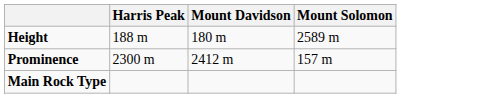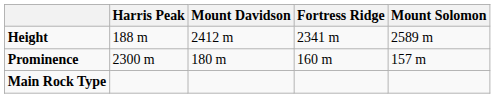+ column: (341, 15)
(209, 37) 180 m -> (212, 37) 2412 m
(212, 59) 2412 m -> (209, 59) 180 m
